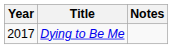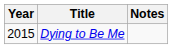(21, 33) 2017 -> (21, 33) 2015
